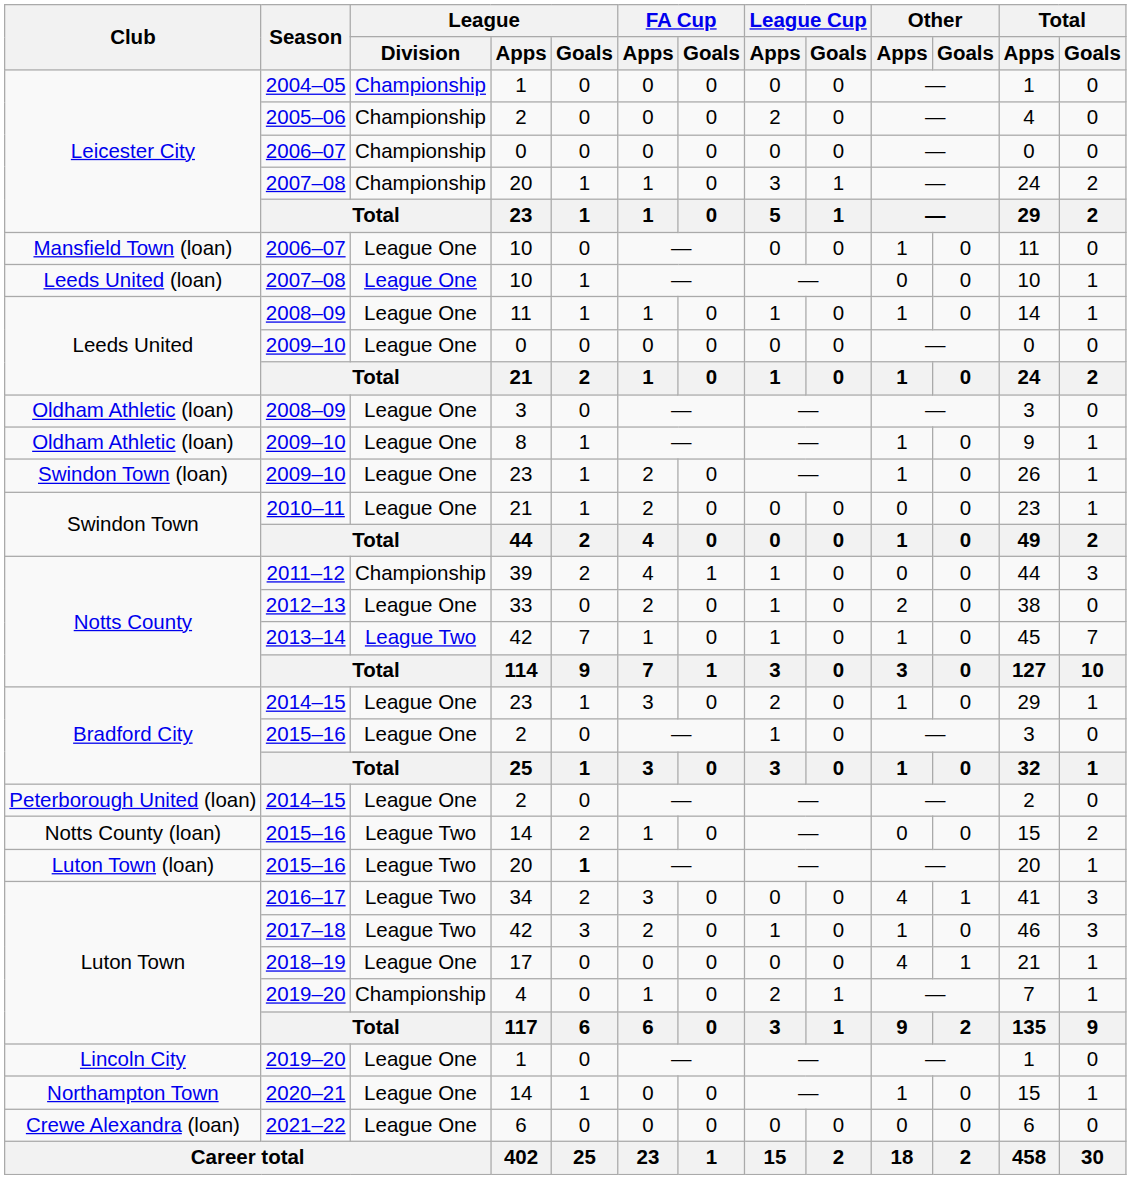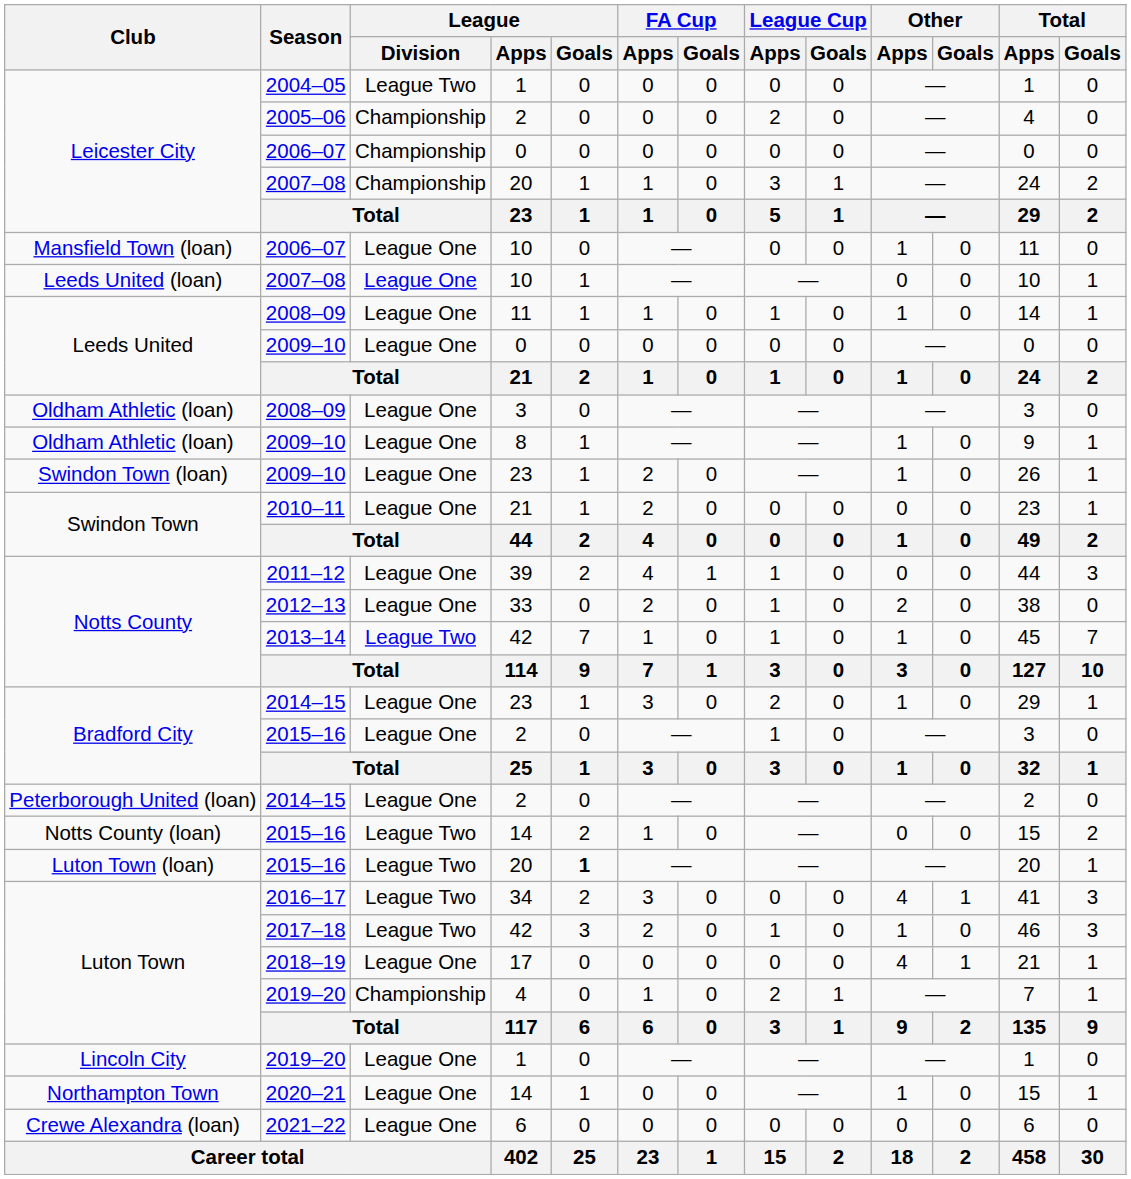(420, 85) Championship -> (420, 85) League Two
(420, 572) Championship -> (420, 572) League One
